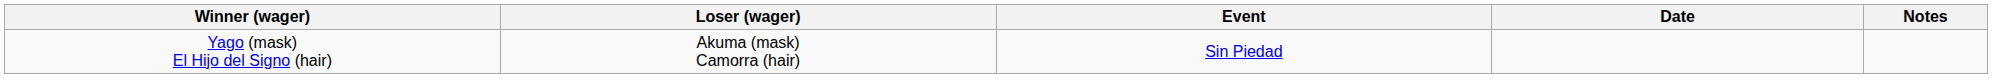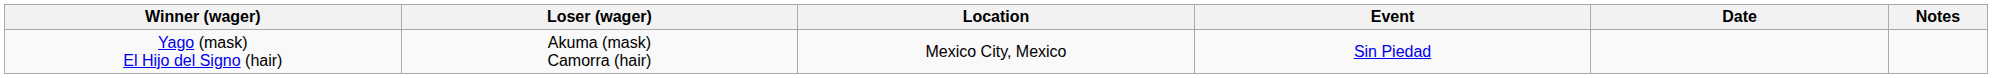+ column: (996, 17)
